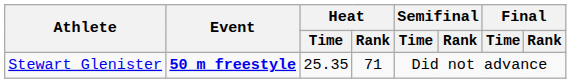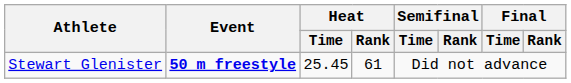(326, 65) 25.35 -> (326, 65) 25.45
(373, 65) 71 -> (373, 65) 61
